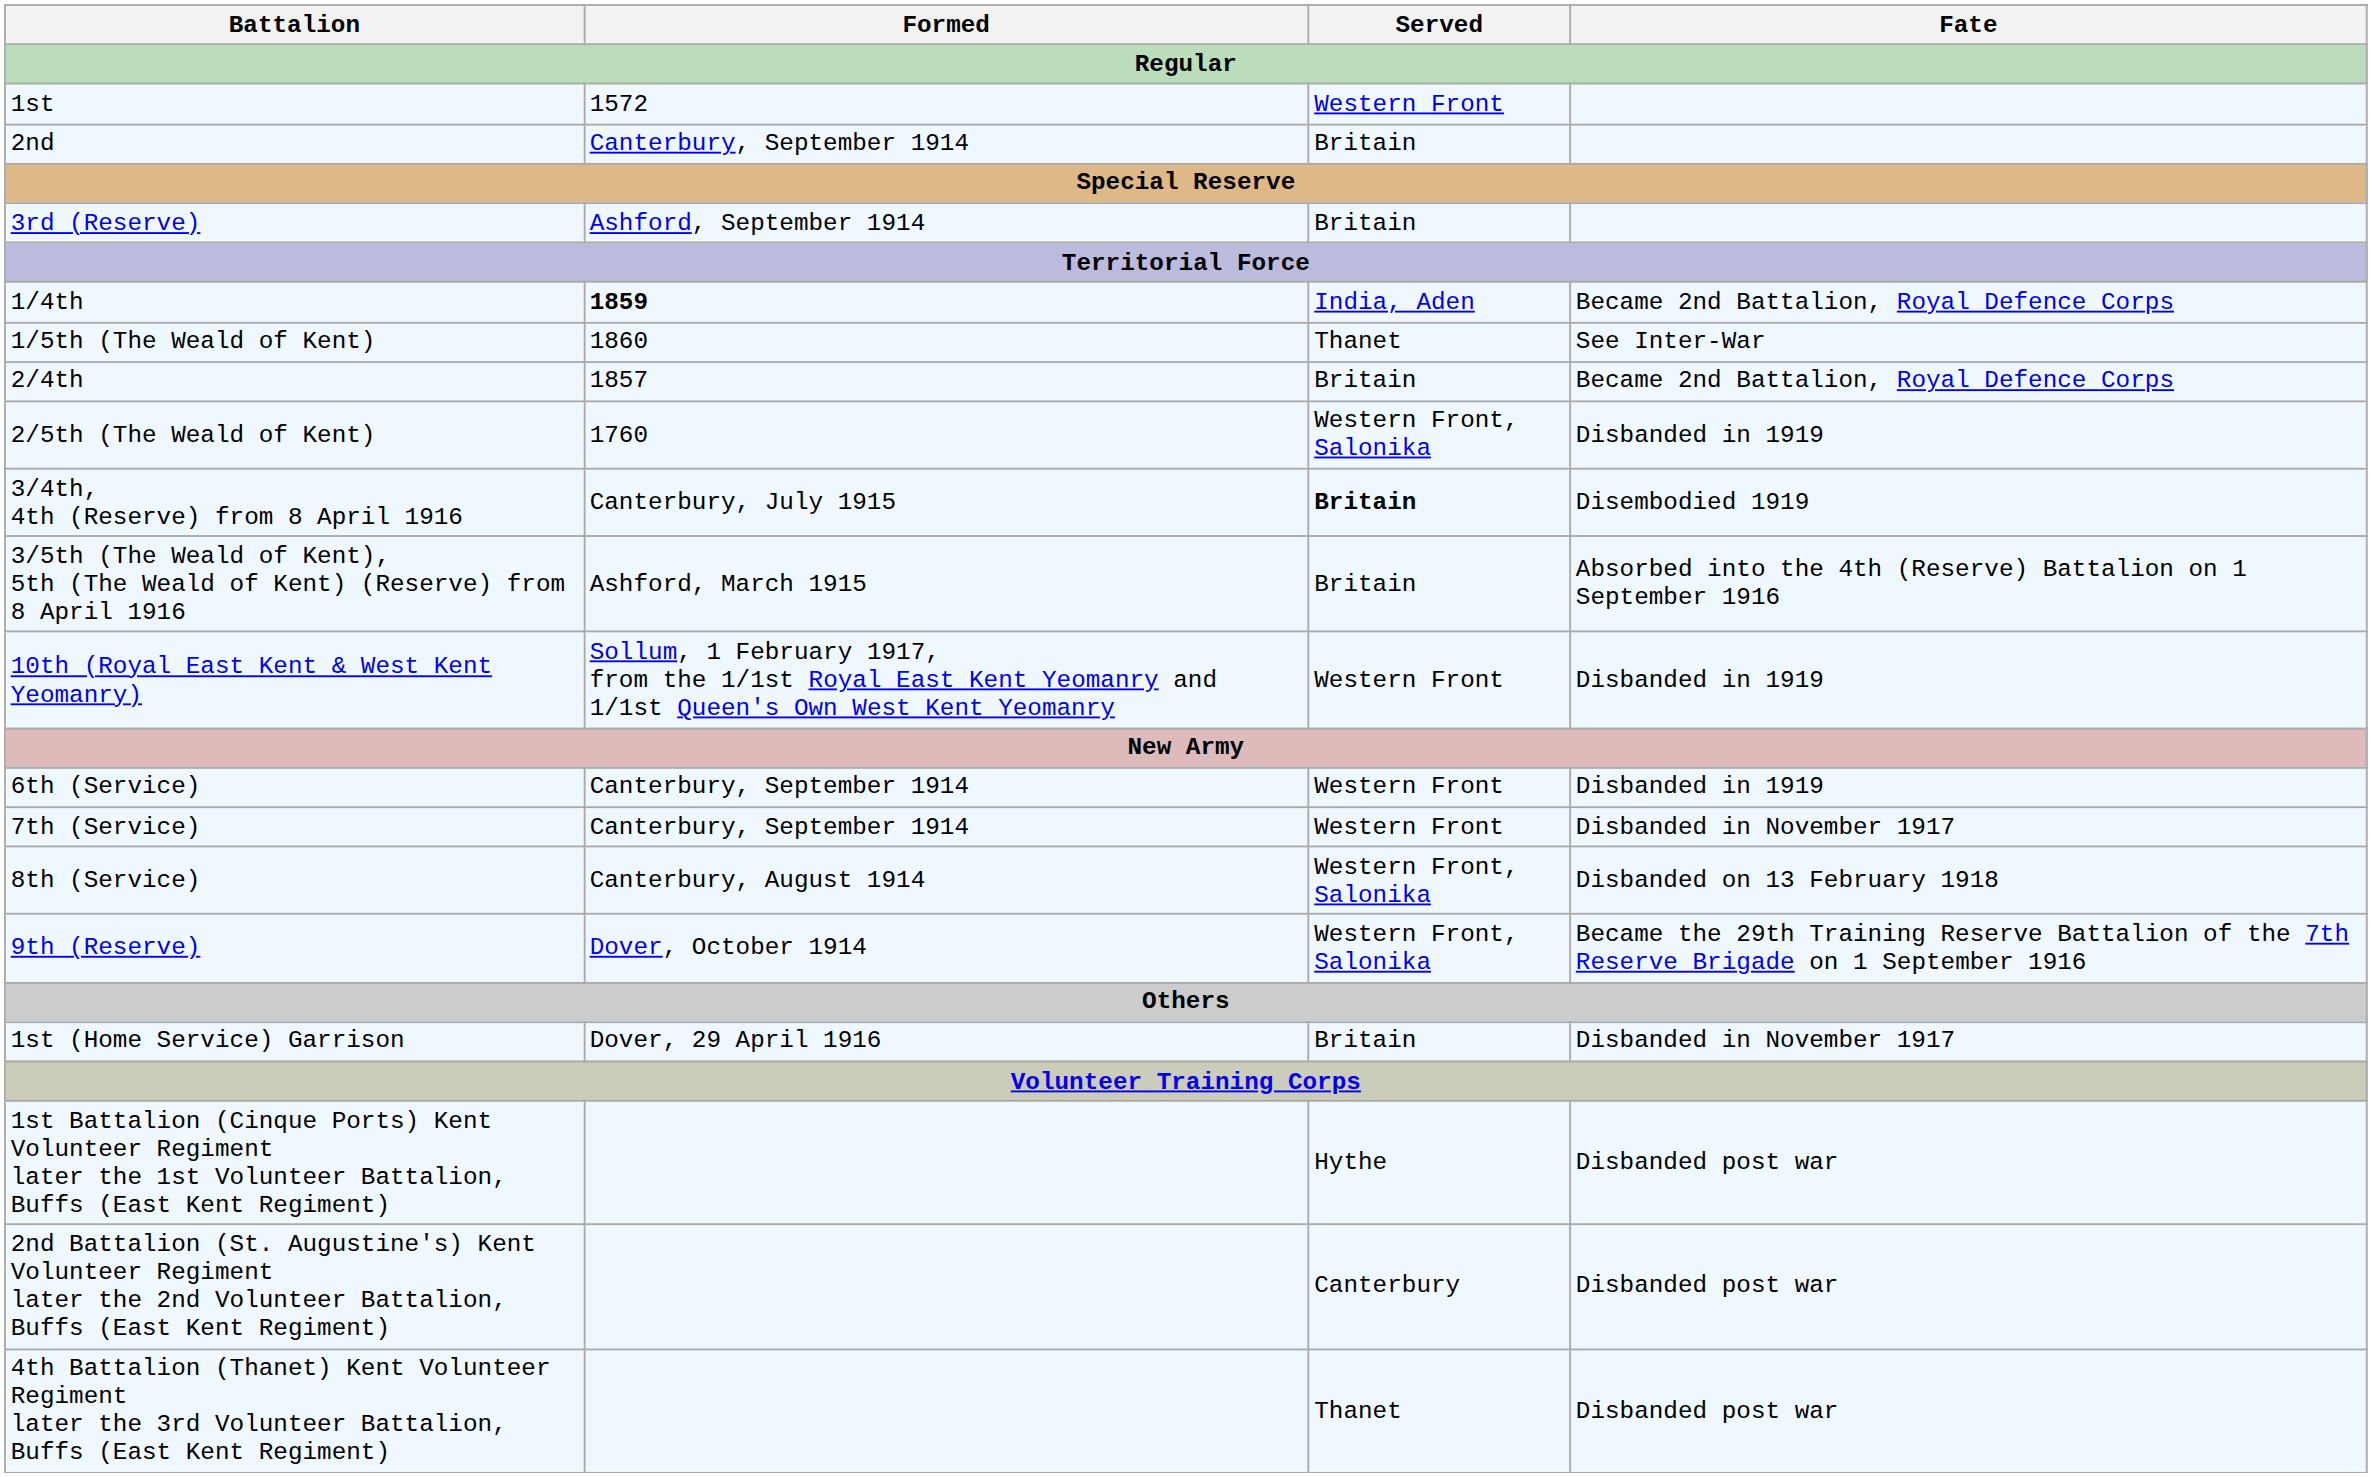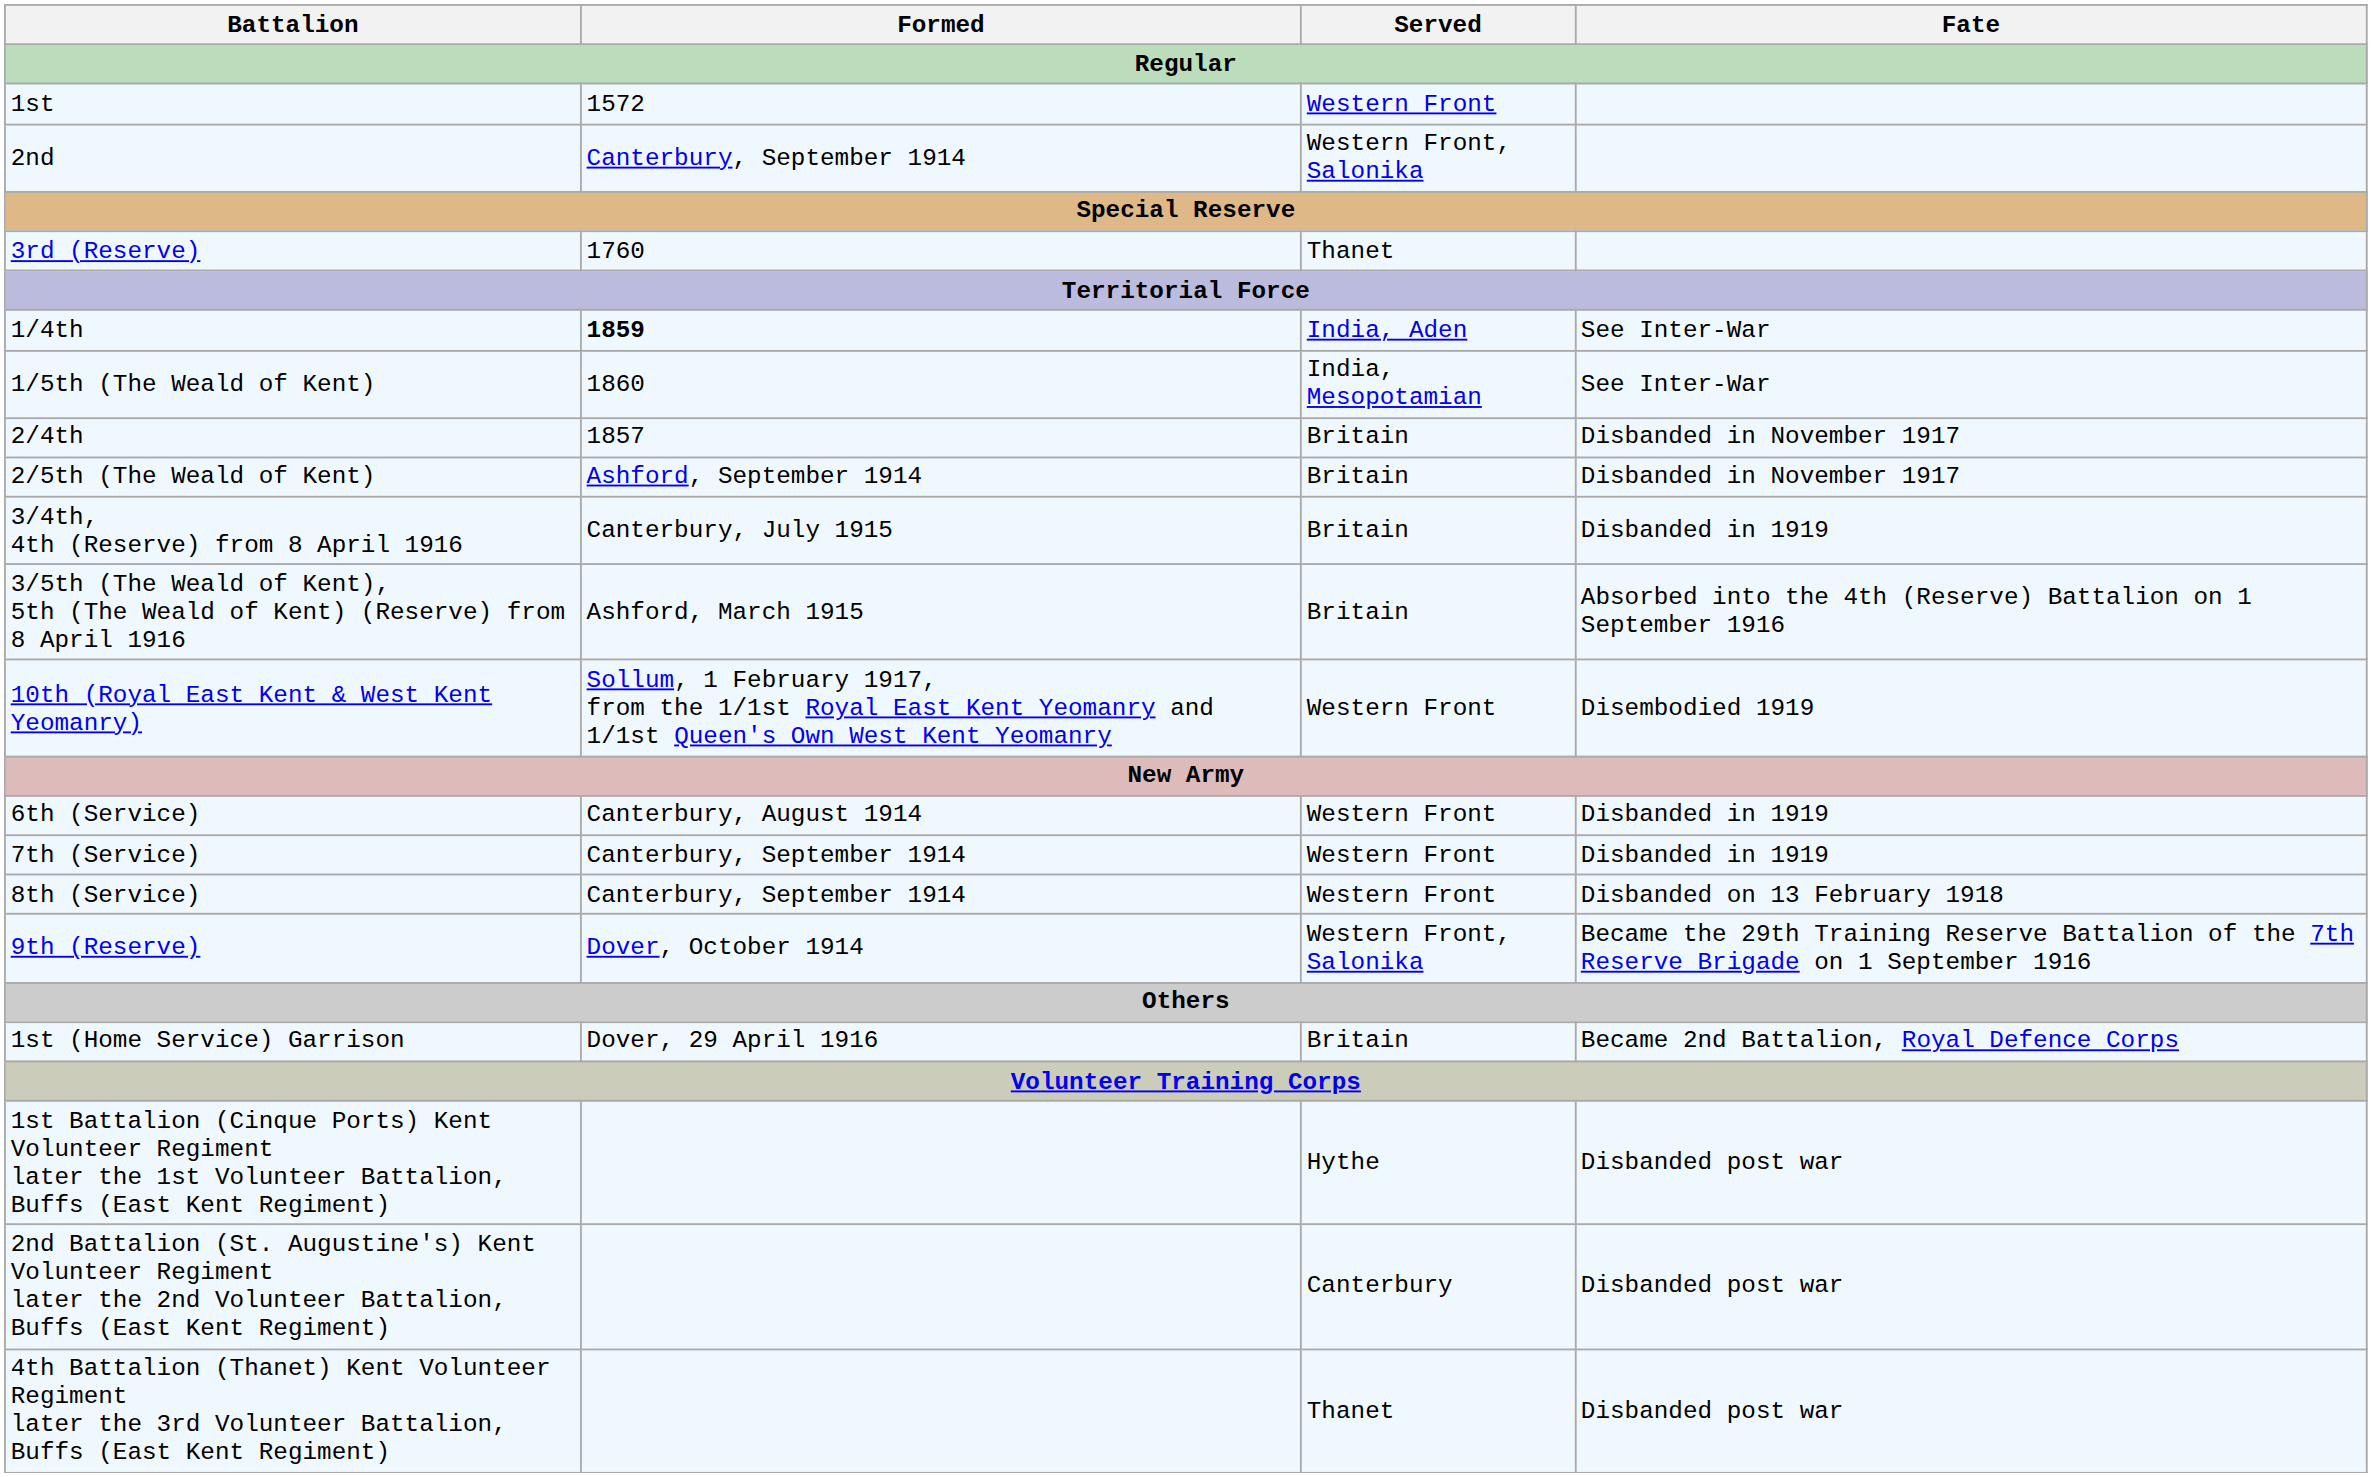(1365, 144) Britain -> (1409, 158) Western Front, Salonika
(757, 223) Ashford, September 1914 -> (616, 251) 1760
(1365, 223) Britain -> (1351, 251) Thanet
(1875, 302) Became 2nd Battalion, Royal Defence Corps -> (1676, 330) See Inter-War
(1358, 342) Thanet -> (1394, 384) India, Mesopotamian
(1875, 381) Became 2nd Battalion, Royal Defence Corps -> (1770, 437) Disbanded in November 1917
(619, 435) 1760 -> (754, 477) Ashford, September 1914
(1416, 435) Western Front, Salonika -> (1358, 477) Britain
(1700, 435) Disbanded in 1919 -> (1770, 477) Disbanded in November 1917
(1365, 503) bold -> (1358, 531) normal
(1693, 503) Disembodied 1919 -> (1705, 531) Disbanded in 1919
(1700, 680) Disbanded in 1919 -> (1698, 708) Disembodied 1919
(779, 787) Canterbury, September 1914 -> (754, 815) Canterbury, August 1914
(1765, 827) Disbanded in November 1917 -> (1705, 855) Disbanded in 1919
(757, 881) Canterbury, August 1914 -> (776, 895) Canterbury, September 1914
(1416, 881) Western Front, Salonika -> (1402, 895) Western Front
(1765, 1042) Disbanded in November 1917 -> (1880, 1042) Became 2nd Battalion, Royal Defence Corps
